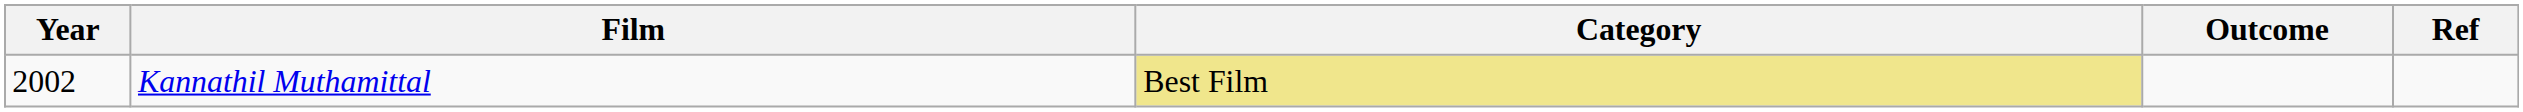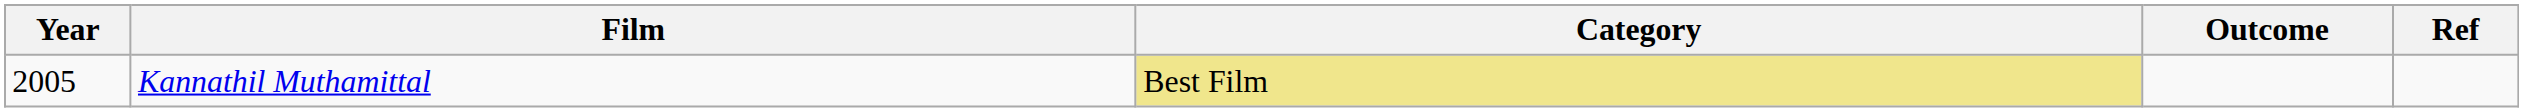(44, 80) 2002 -> (44, 80) 2005
